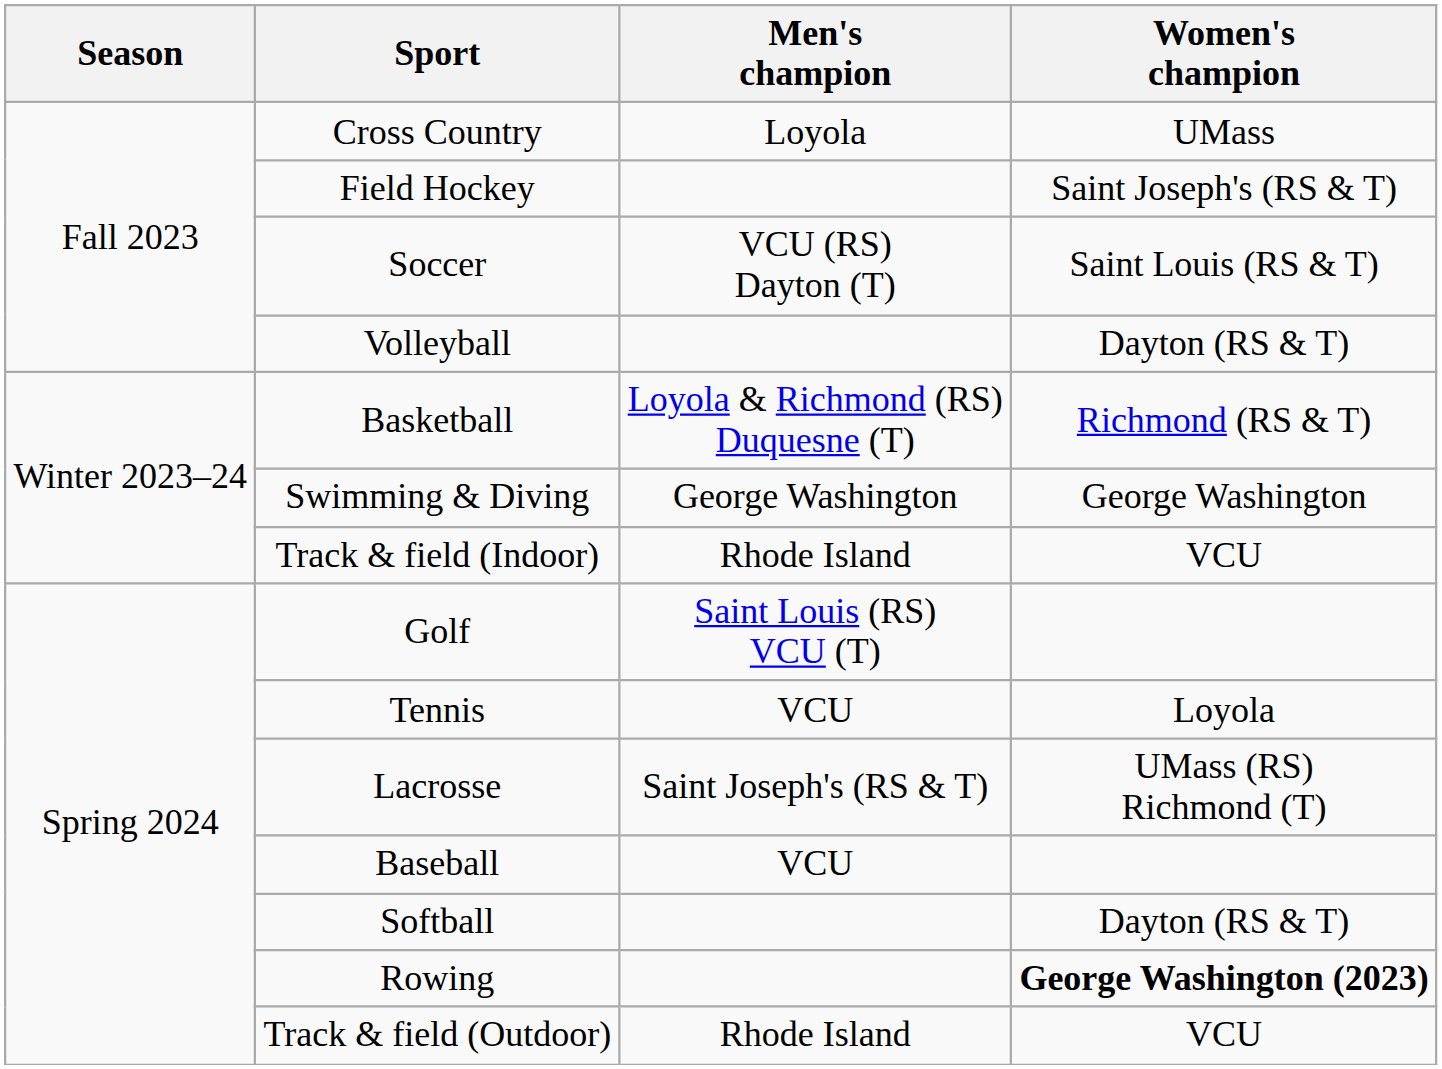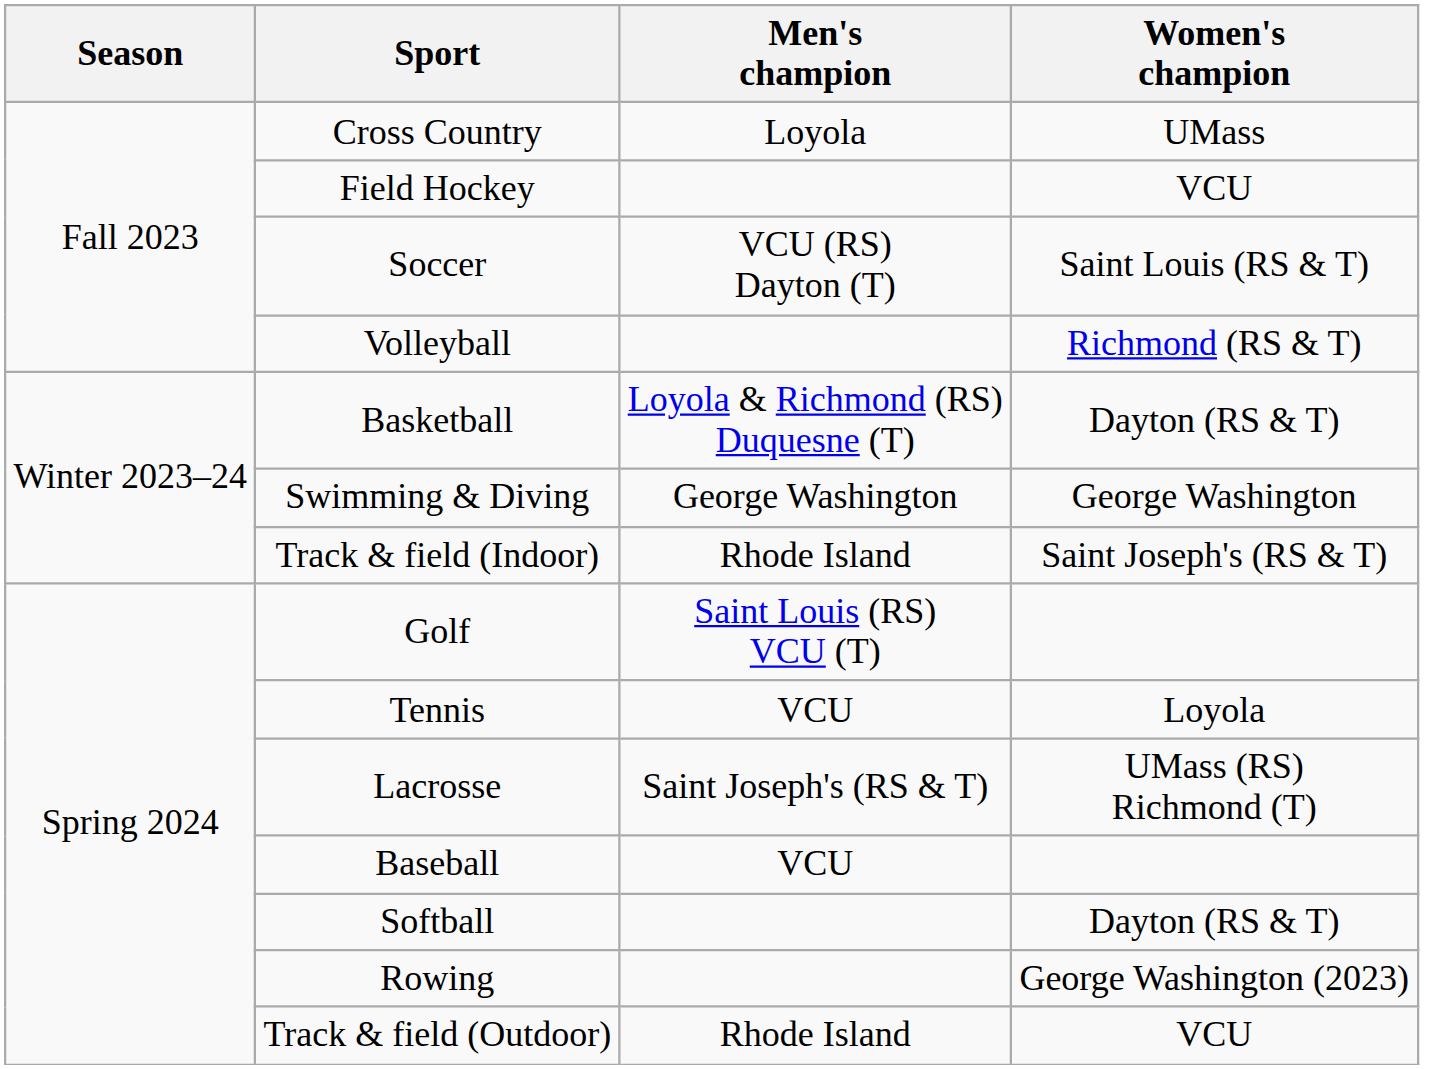(1224, 187) Saint Joseph's (RS & T) -> (1214, 187) VCU
(1224, 342) Dayton (RS & T) -> (1214, 342) Richmond (RS & T)
(1224, 419) Richmond (RS & T) -> (1214, 419) Dayton (RS & T)
(1224, 554) VCU -> (1214, 554) Saint Joseph's (RS & T)
(1224, 977) bold -> (1214, 977) normal
